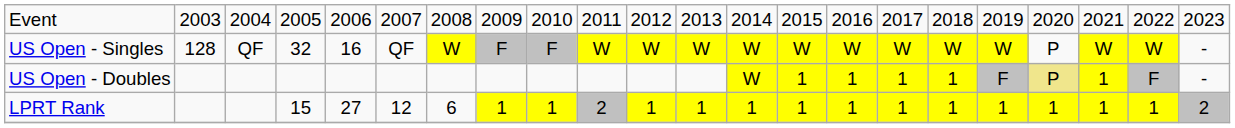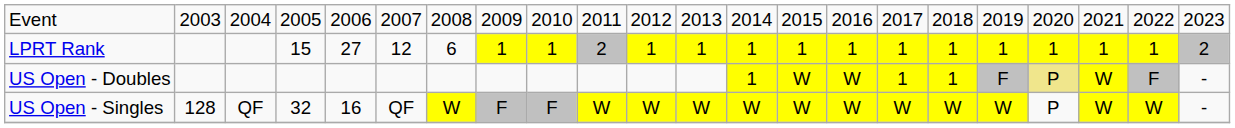rows swapped: (86, 48) <-> (57, 107)
(752, 78) W -> (752, 78) 1
(802, 78) 1 -> (802, 78) W
(852, 78) 1 -> (852, 78) W
(1103, 78) 1 -> (1103, 78) W
